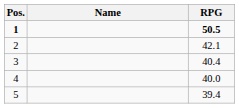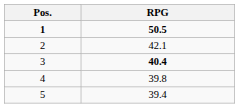- column: (108, 12)
(211, 62) normal -> (158, 62) bold
(211, 78) 40.0 -> (158, 78) 39.8
